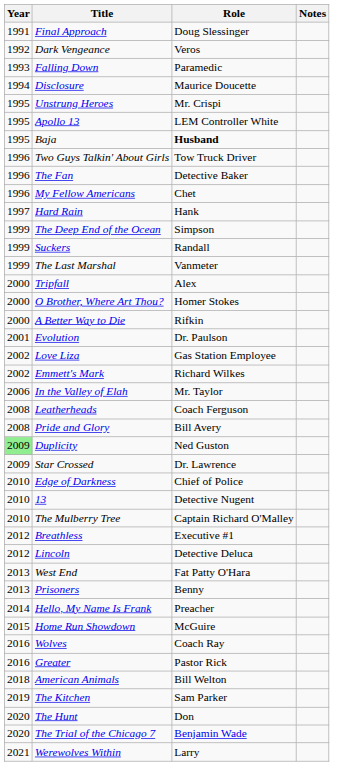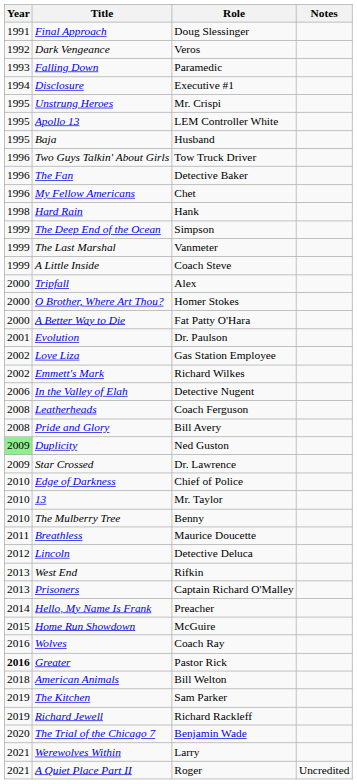(215, 85) Maurice Doucette -> (204, 85) Executive #1
(196, 139) bold -> (195, 139) normal
(18, 211) 1997 -> (18, 211) 1998
- row: (53, 247)
+ row: (67, 265)
(189, 319) Rifkin -> (212, 319) Fat Patty O'Hara
(198, 391) Mr. Taylor -> (214, 391) Detective Nugent
(214, 499) Detective Nugent -> (198, 499) Mr. Taylor
(234, 517) Captain Richard O'Malley -> (189, 517) Benny
(18, 535) 2012 -> (18, 535) 2011
(204, 535) Executive #1 -> (215, 535) Maurice Doucette
(212, 572) Fat Patty O'Hara -> (189, 572) Rifkin
(189, 590) Benny -> (234, 590) Captain Richard O'Malley
(18, 662) normal -> (18, 662) bold
+ row: (69, 716)
- row: (56, 716)
+ row: (83, 770)
